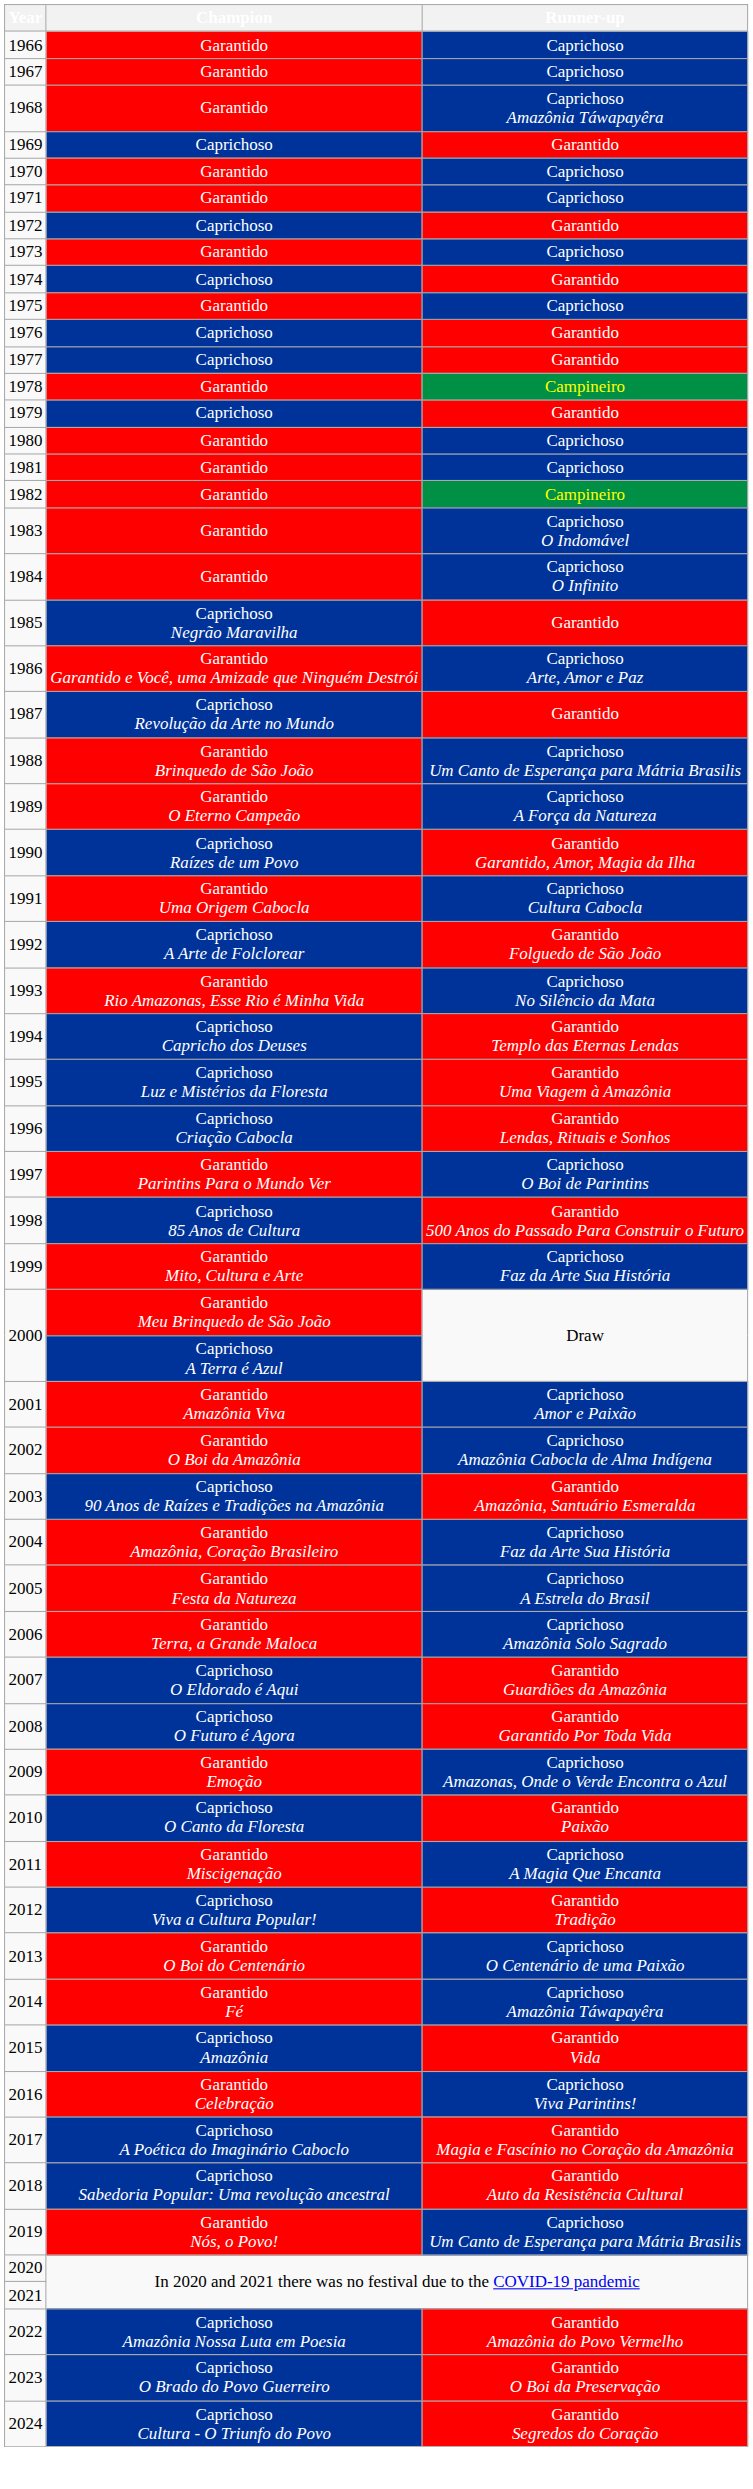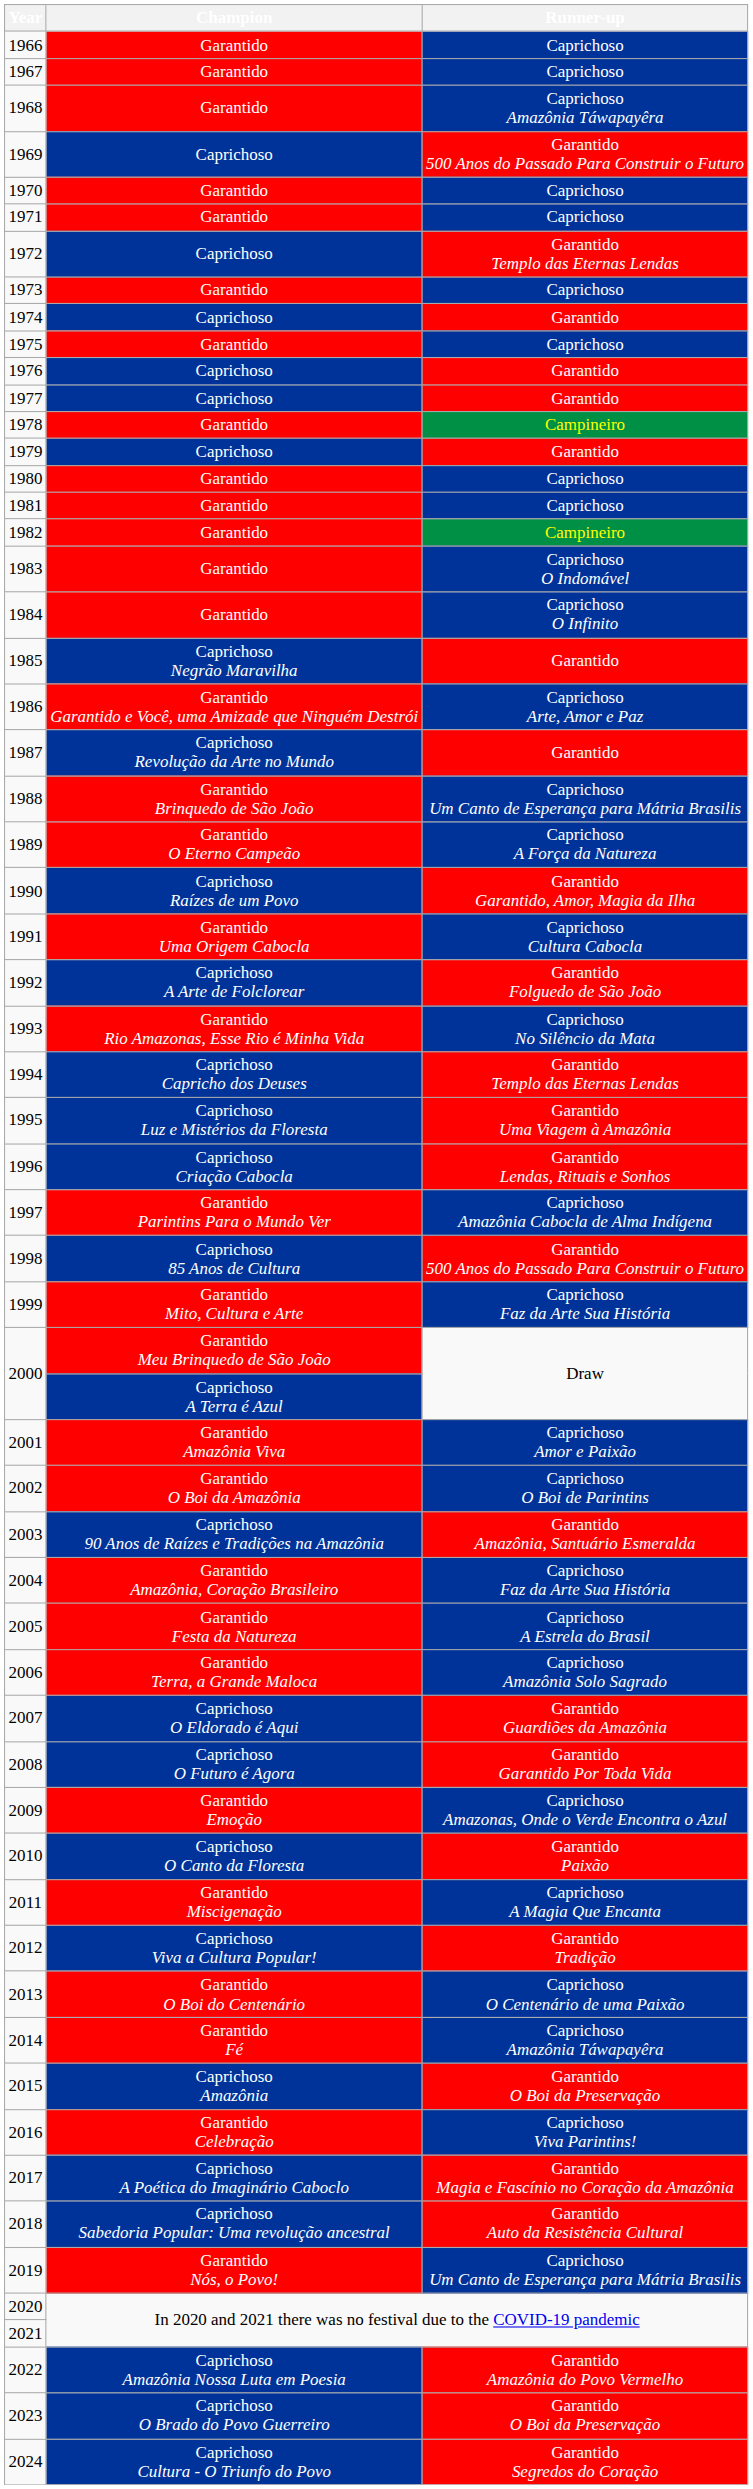(585, 144) Garantido -> (585, 154) Garantido 500 Anos do Passado Para Construir o Futuro
(585, 225) Garantido -> (585, 253) Garantido Templo das Eternas Lendas
(585, 1174) Caprichoso O Boi de Parintins -> (585, 1212) Caprichoso Amazônia Cabocla de Alma Indígena
(585, 1450) Caprichoso Amazônia Cabocla de Alma Indígena -> (585, 1488) Caprichoso O Boi de Parintins
(585, 2047) Garantido Vida -> (585, 2086) Garantido O Boi da Preservação
